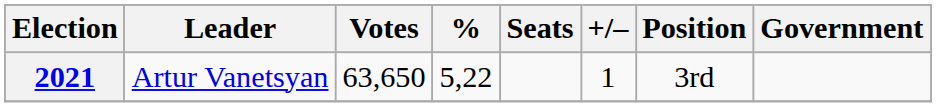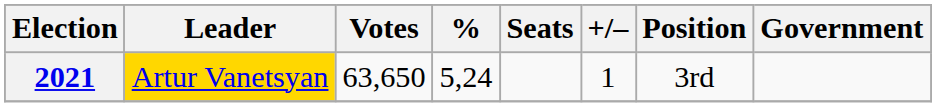(230, 76) no background -> (230, 76) gold background
(466, 76) 5,22 -> (466, 76) 5,24
